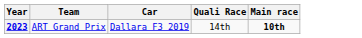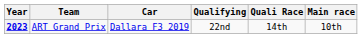+ column: (220, 11)
(274, 26) bold -> (331, 26) normal
